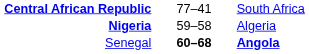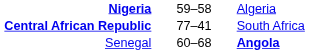rows swapped: (130, 26) <-> (78, 8)
(194, 43) bold -> (194, 43) normal
